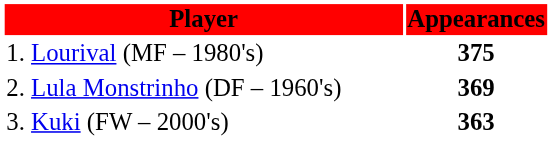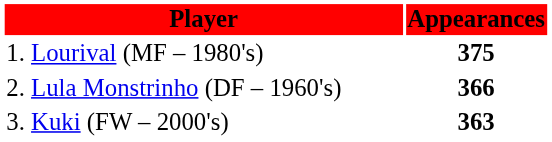(476, 87) 369 -> (476, 87) 366
